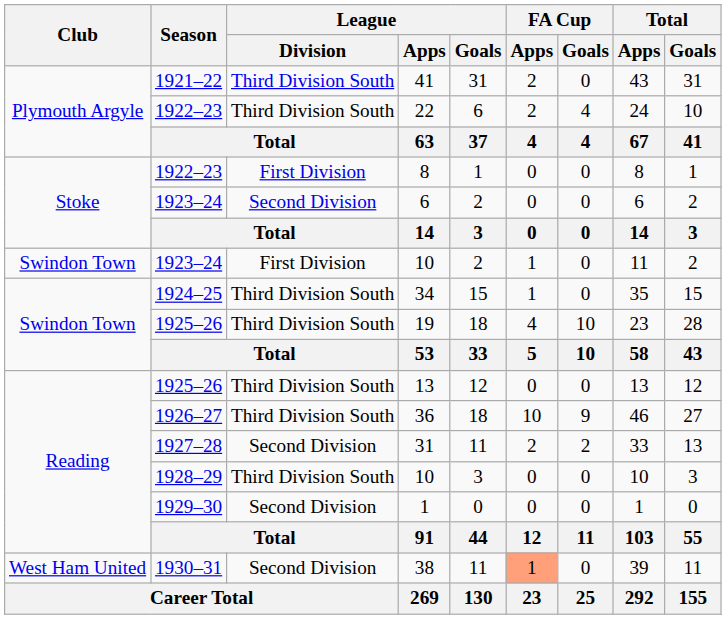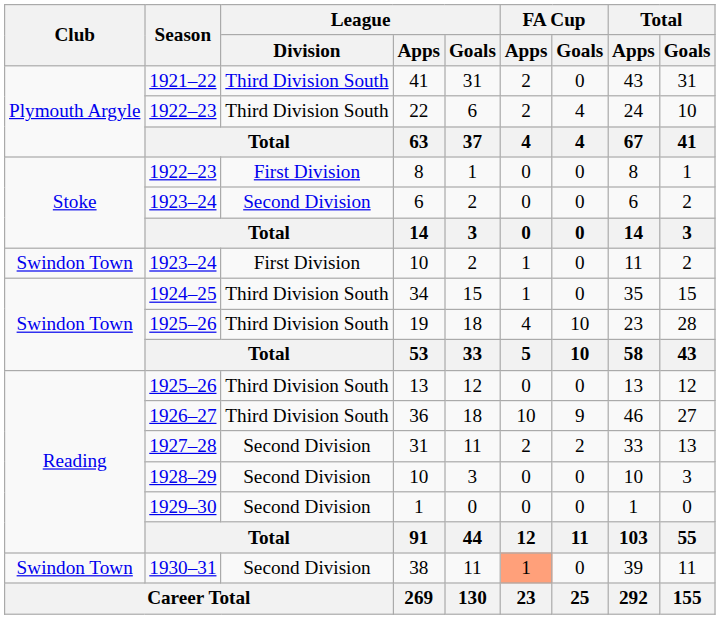(313, 476) Third Division South -> (307, 476) Second Division
(78, 567) West Ham United -> (75, 567) Swindon Town
